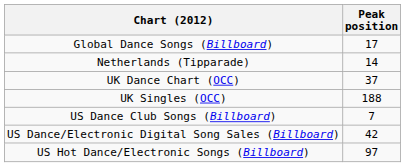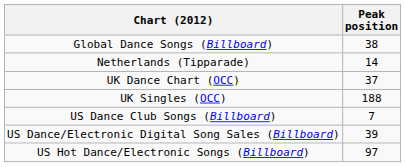(372, 44) 17 -> (372, 44) 38
(372, 134) 42 -> (372, 134) 39
